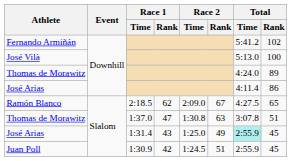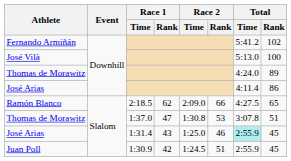(221, 103) 67 -> (221, 103) 66
(221, 118) 63 -> (221, 118) 53
(221, 134) 49 -> (221, 134) 46
